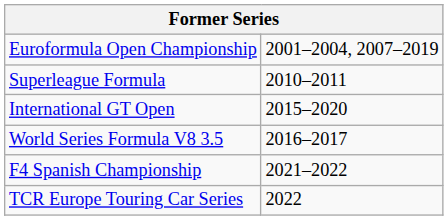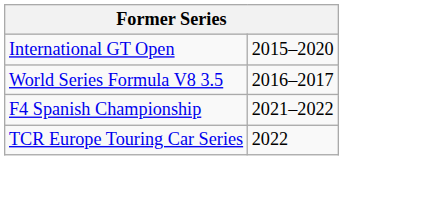- row: (133, 49)
- row: (87, 79)
